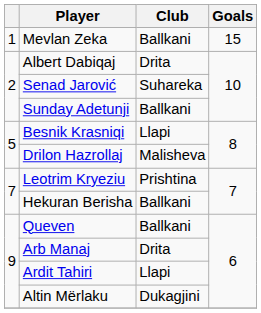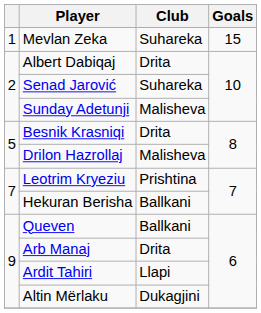(165, 39) Ballkani -> (171, 39) Suhareka
(165, 109) Ballkani -> (172, 109) Malisheva
(155, 132) Llapi -> (155, 132) Drita
